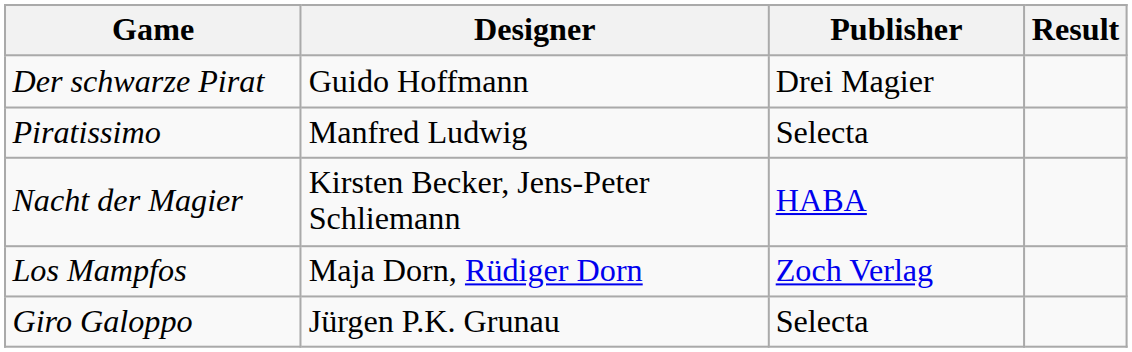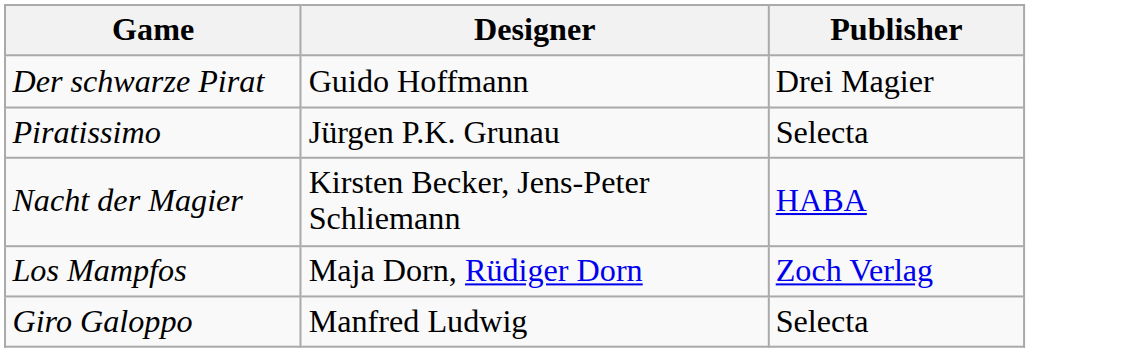- column: (1076, 30)
(418, 132) Manfred Ludwig -> (434, 132) Jürgen P.K. Grunau
(434, 321) Jürgen P.K. Grunau -> (418, 321) Manfred Ludwig
